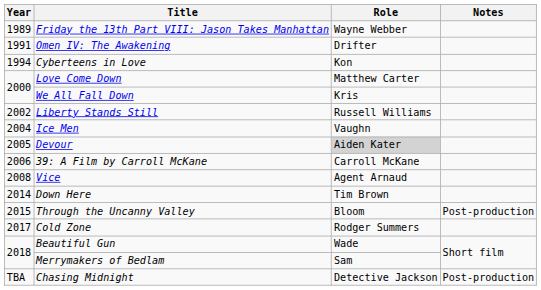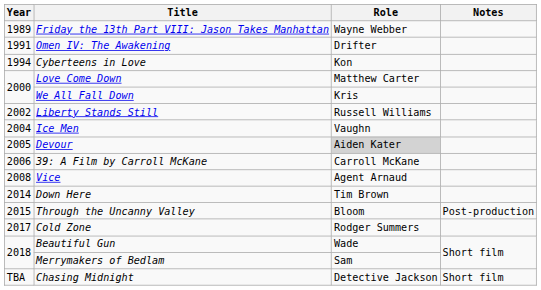(488, 277) Post-production -> (473, 277) Short film
